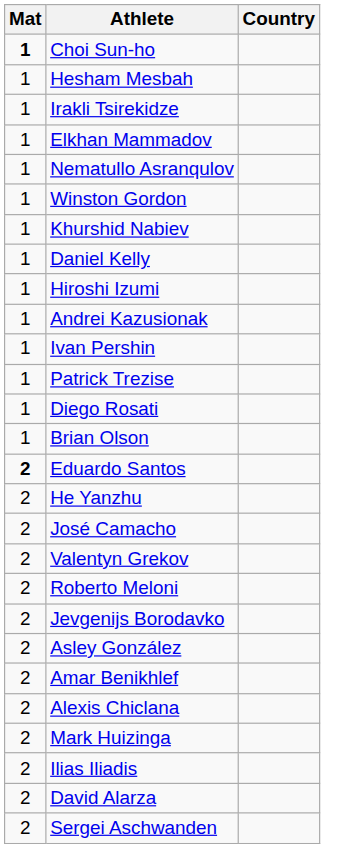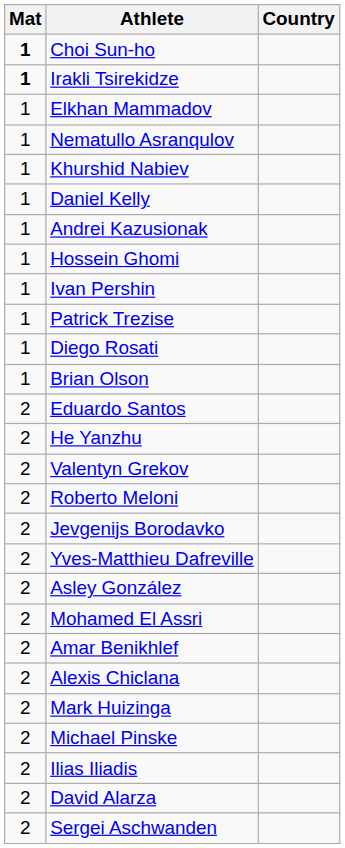- row: (122, 79)
(25, 109) normal -> (25, 79) bold
- row: (118, 199)
- row: (105, 288)
+ row: (115, 259)
(25, 468) bold -> (25, 408) normal
- row: (113, 528)
+ row: (152, 558)
+ row: (126, 618)
+ row: (114, 738)
